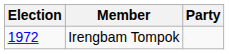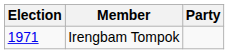(23, 37) 1972 -> (23, 37) 1971
